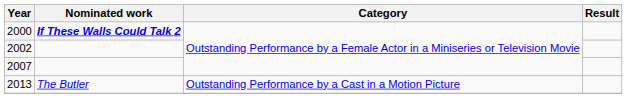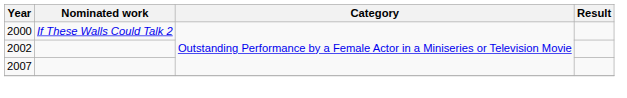(109, 31) bold -> (105, 31) normal
- row: (19, 84)
